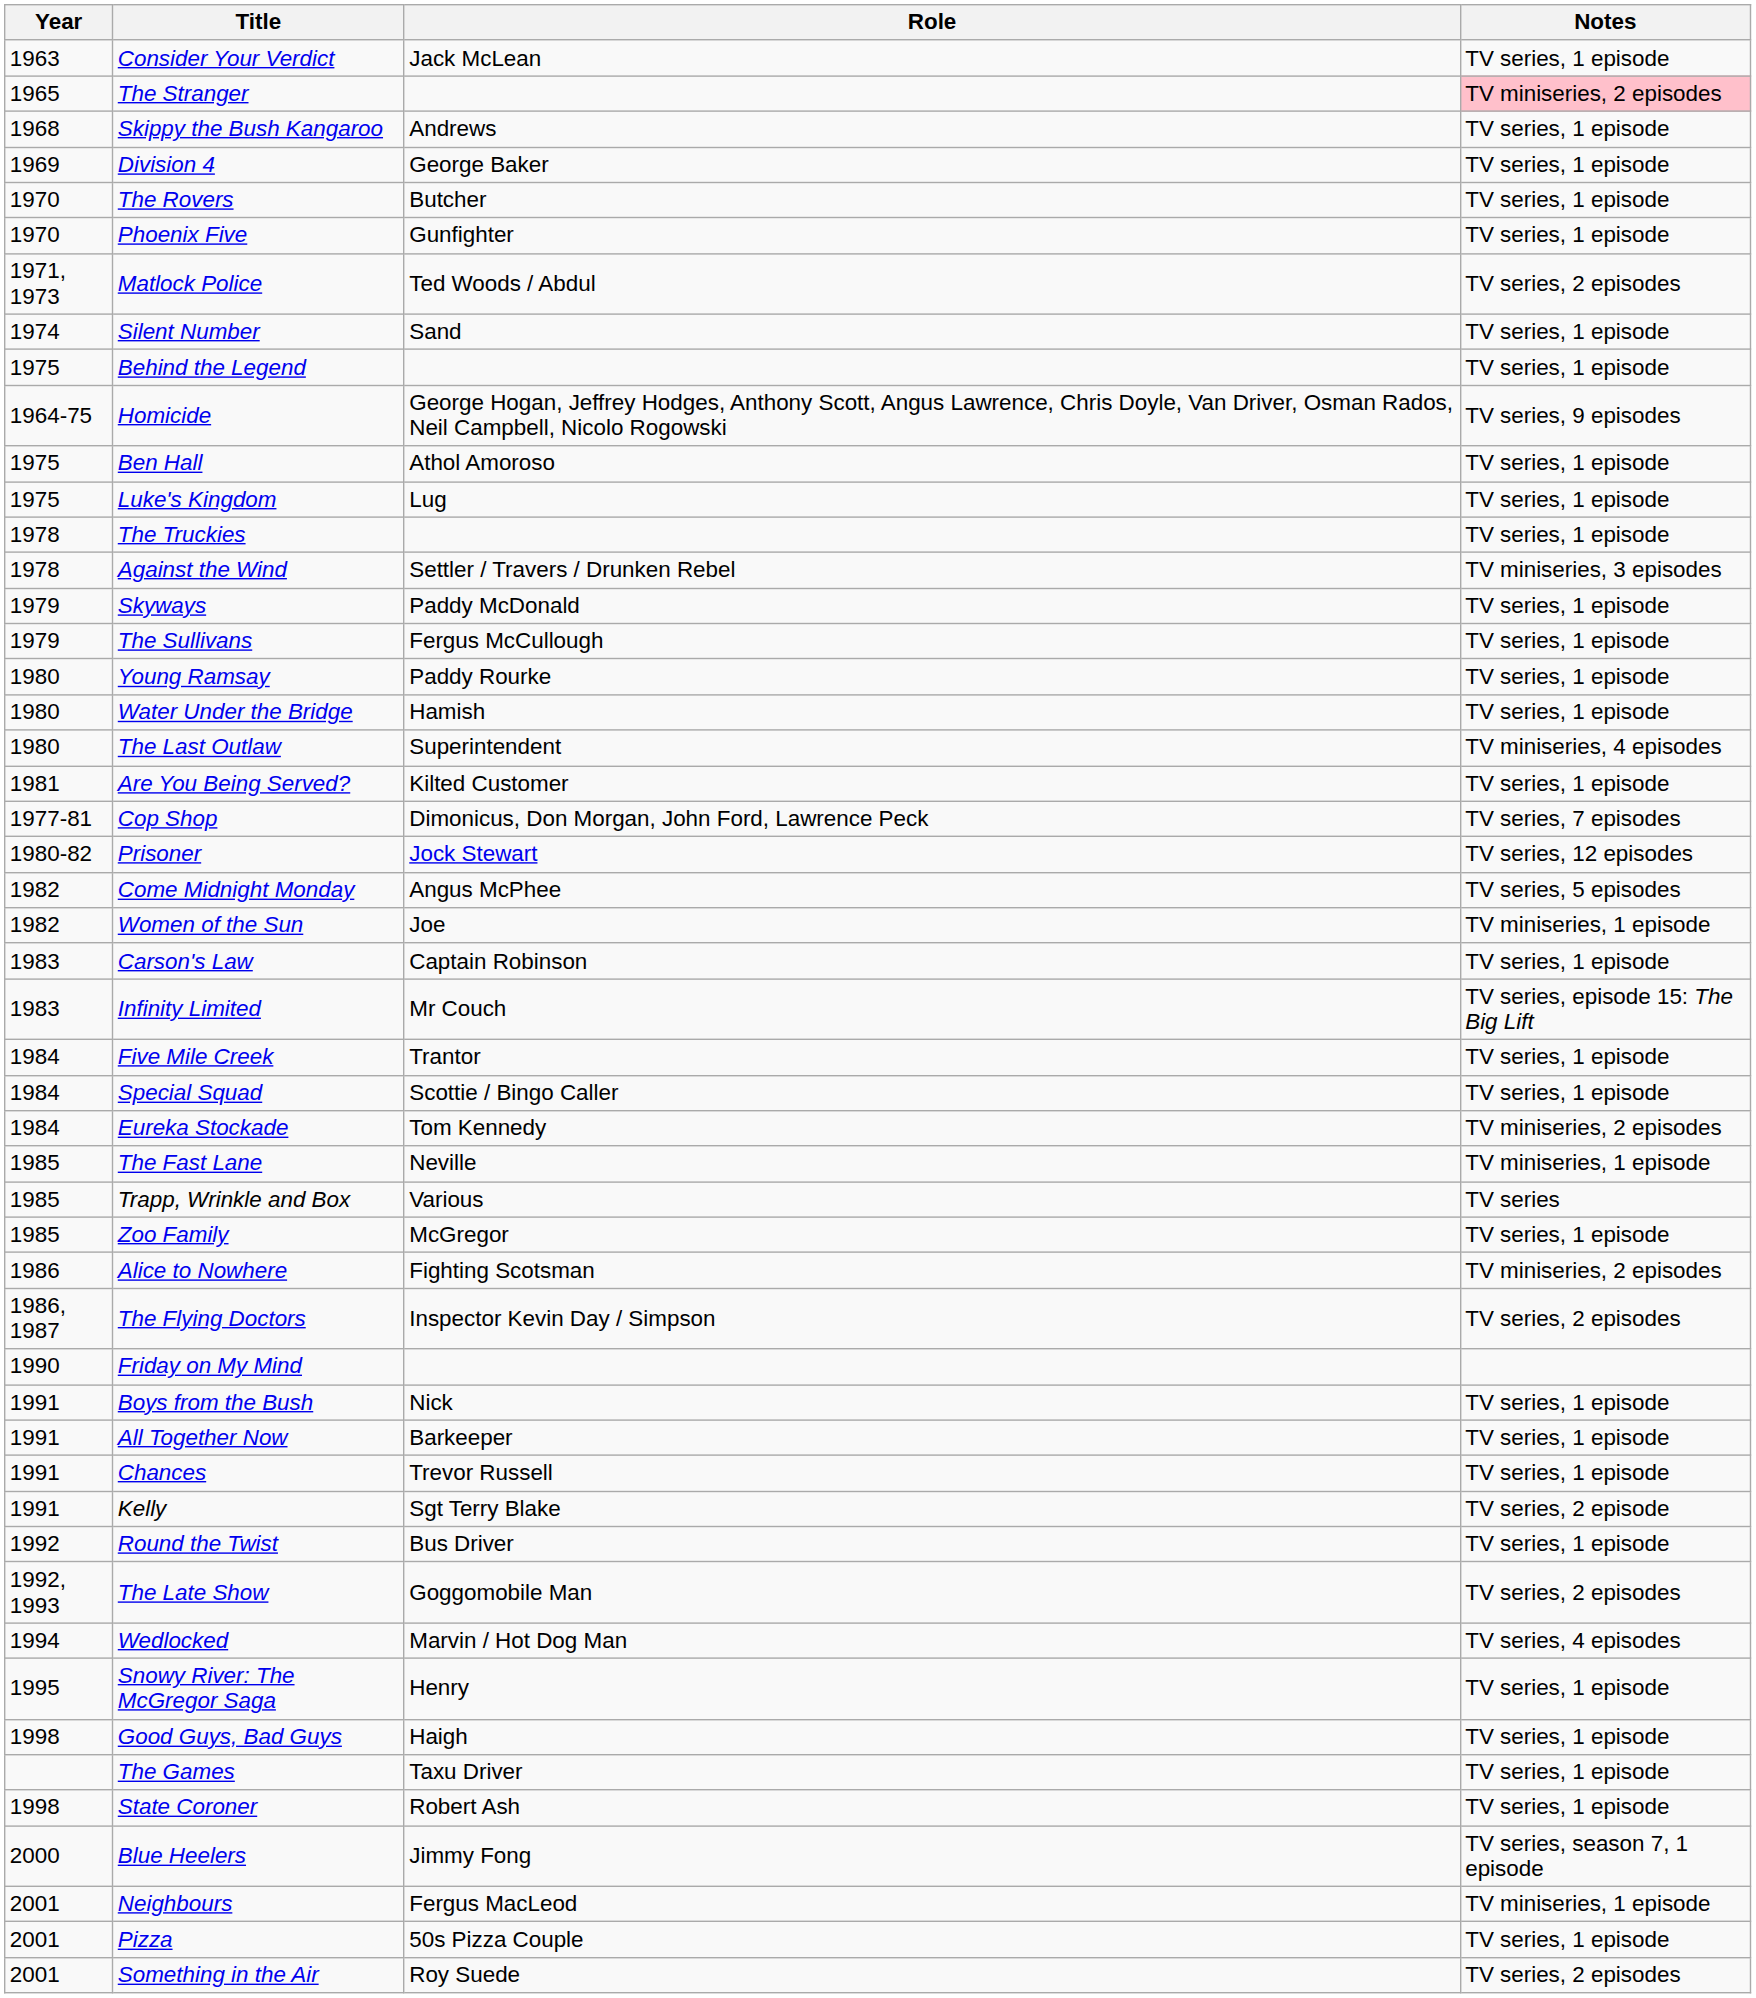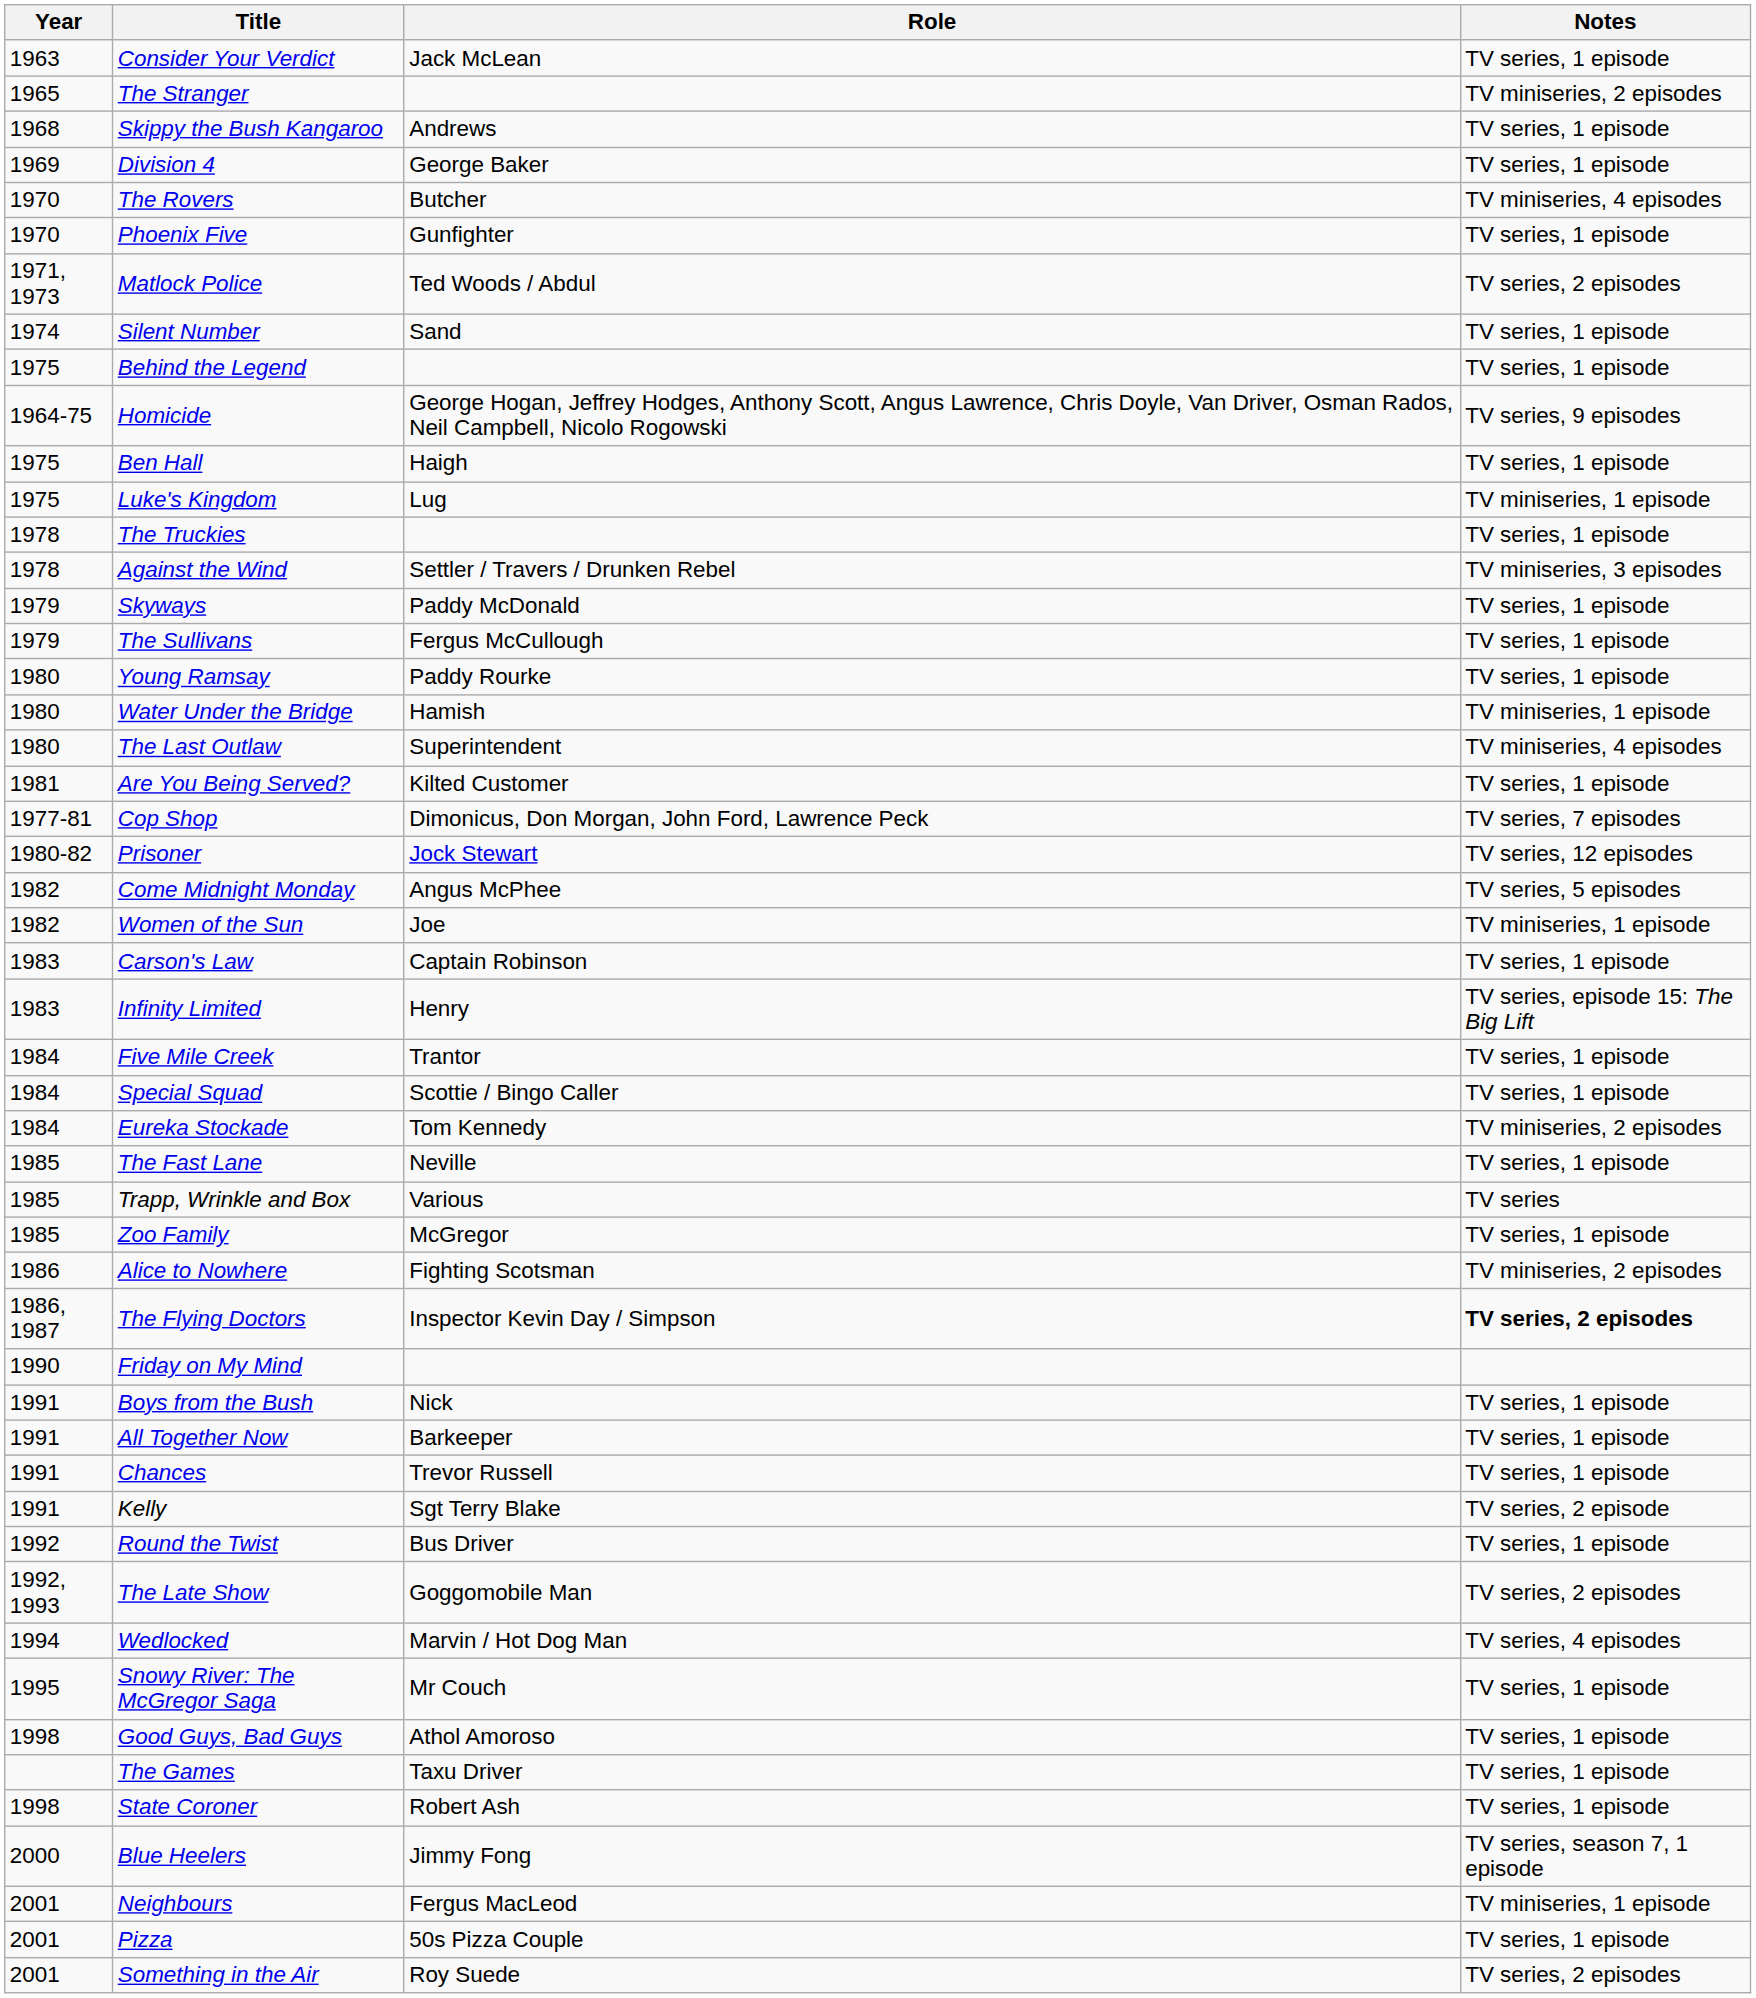(1593, 93) pink background -> (1593, 93) no background
(1567, 199) TV series, 1 episode -> (1593, 199) TV miniseries, 4 episodes
(482, 463) Athol Amoroso -> (439, 463) Haigh
(1567, 498) TV series, 1 episode -> (1588, 498) TV miniseries, 1 episode
(1567, 712) TV series, 1 episode -> (1588, 712) TV miniseries, 1 episode
(458, 1008) Mr Couch -> (439, 1008) Henry
(1588, 1163) TV miniseries, 1 episode -> (1567, 1163) TV series, 1 episode
(1573, 1318) normal -> (1579, 1318) bold
(439, 1688) Henry -> (458, 1688) Mr Couch
(439, 1736) Haigh -> (482, 1736) Athol Amoroso
